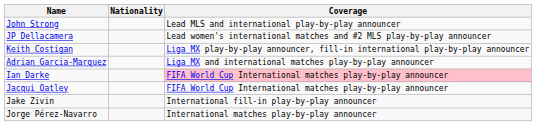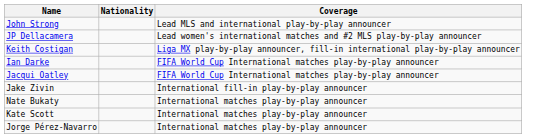- row: (56, 62)
(307, 75) pink background -> (298, 62) no background
+ row: (32, 101)
+ row: (30, 114)
